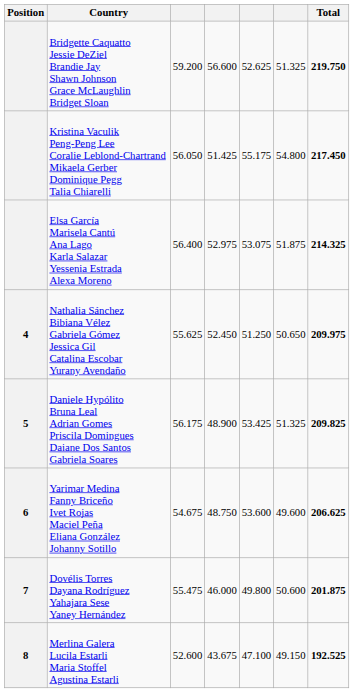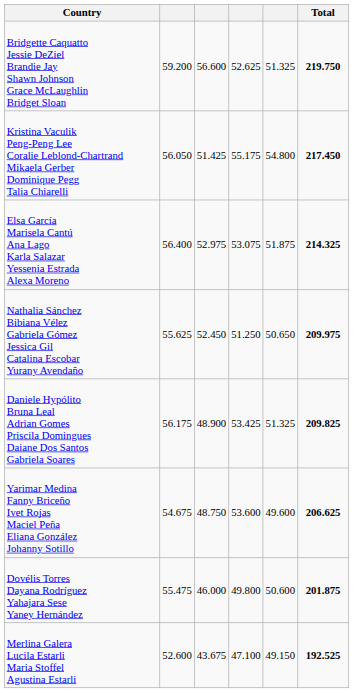- column: (26, 13)
